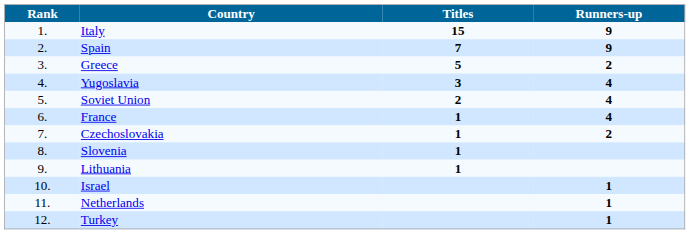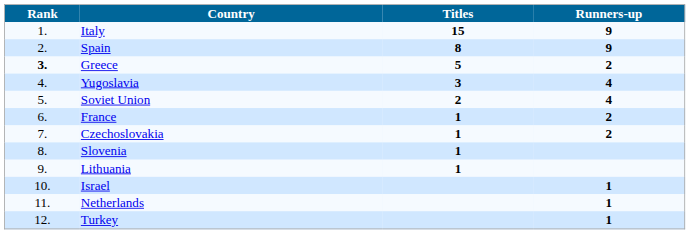(458, 47) 7 -> (458, 47) 8
(42, 65) normal -> (42, 65) bold
(609, 116) 4 -> (609, 116) 2
